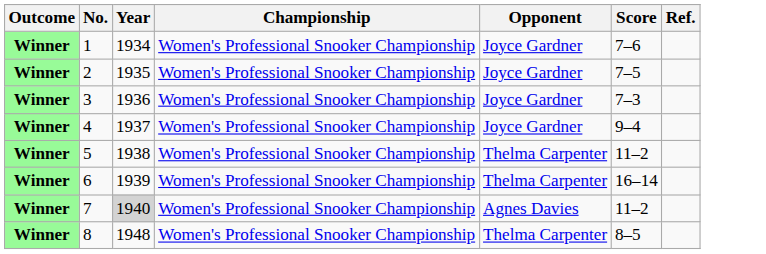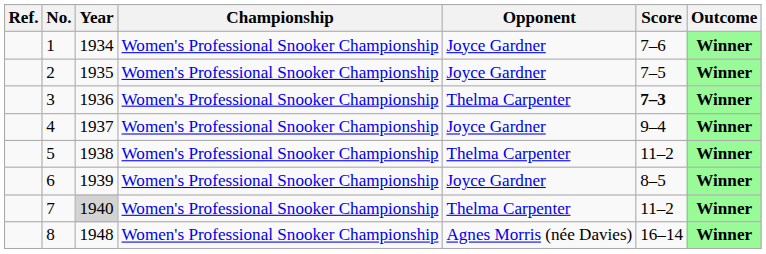columns swapped: (42, 18) <-> (681, 18)
(533, 99) Joyce Gardner -> (508, 99) Thelma Carpenter
(628, 99) normal -> (653, 99) bold
(545, 180) Thelma Carpenter -> (496, 180) Joyce Gardner
(636, 180) 16–14 -> (653, 180) 8–5
(531, 208) Agnes Davies -> (508, 208) Thelma Carpenter
(545, 235) Thelma Carpenter -> (539, 235) Agnes Morris (née Davies)
(628, 235) 8–5 -> (662, 235) 16–14
